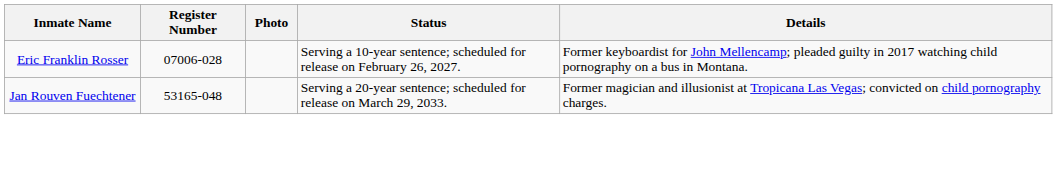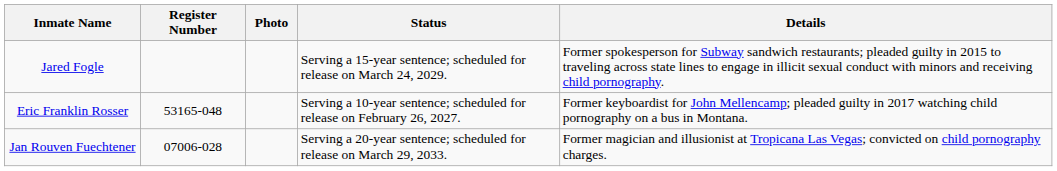+ row: (73, 66)
(193, 59) 07006-028 -> (193, 110) 53165-048
(193, 95) 53165-048 -> (193, 147) 07006-028
